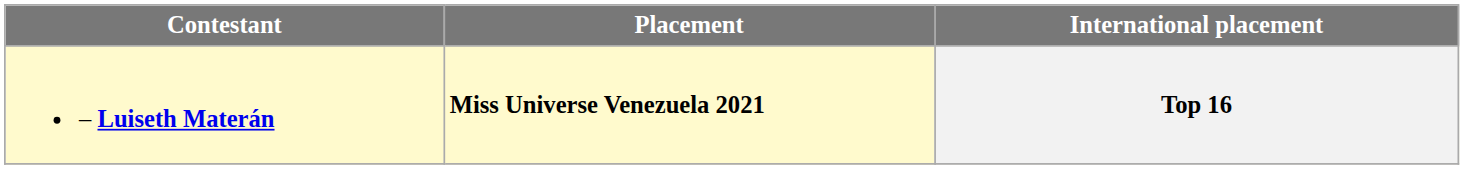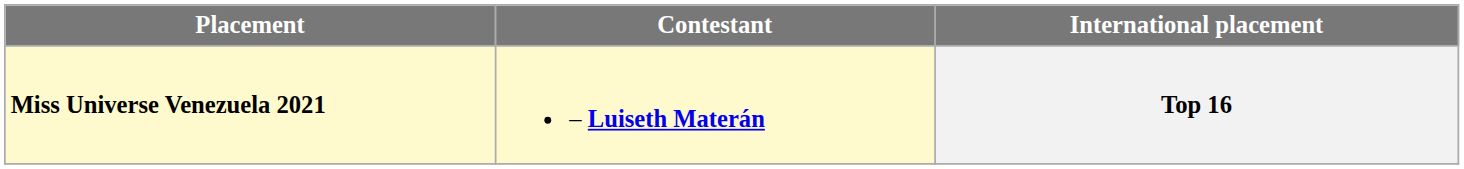columns swapped: (689, 25) <-> (224, 25)
